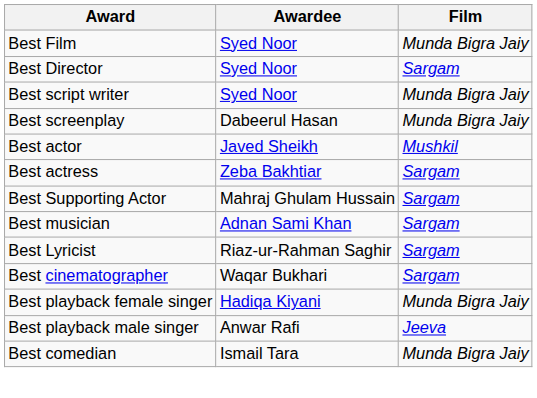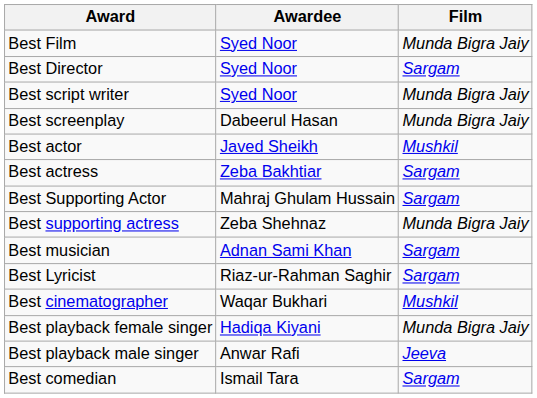+ row: (94, 224)
(431, 276) Sargam -> (430, 302) Mushkil
(466, 353) Munda Bigra Jaiy -> (431, 379) Sargam
